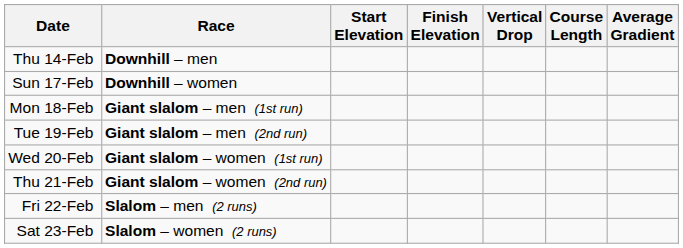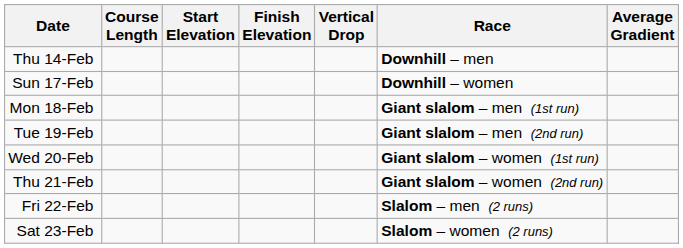columns swapped: (216, 26) <-> (576, 26)
